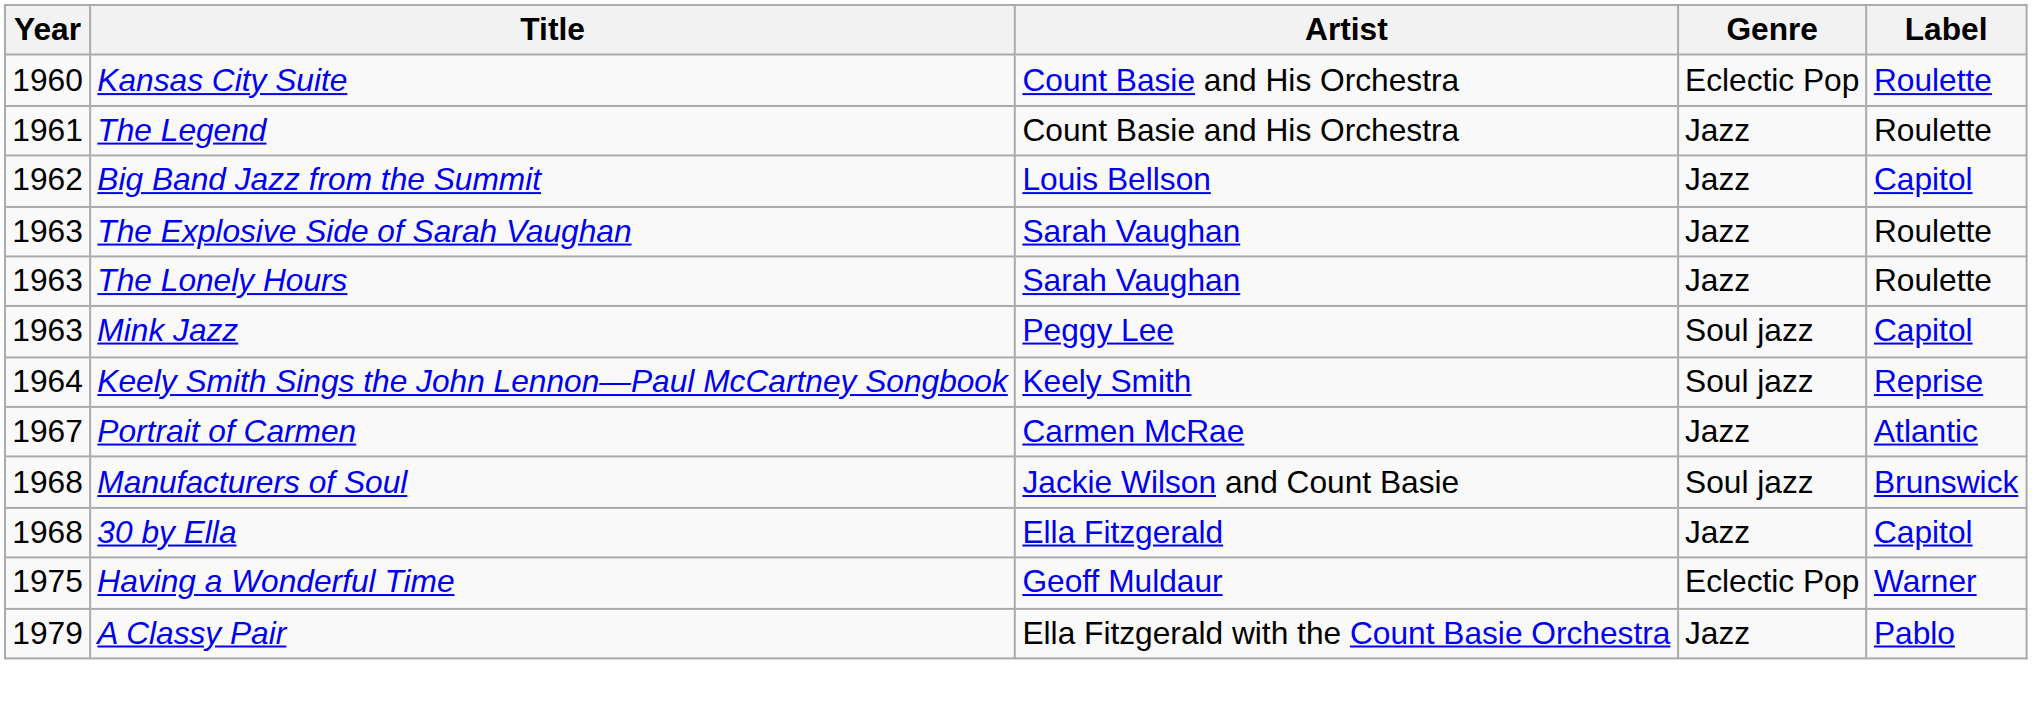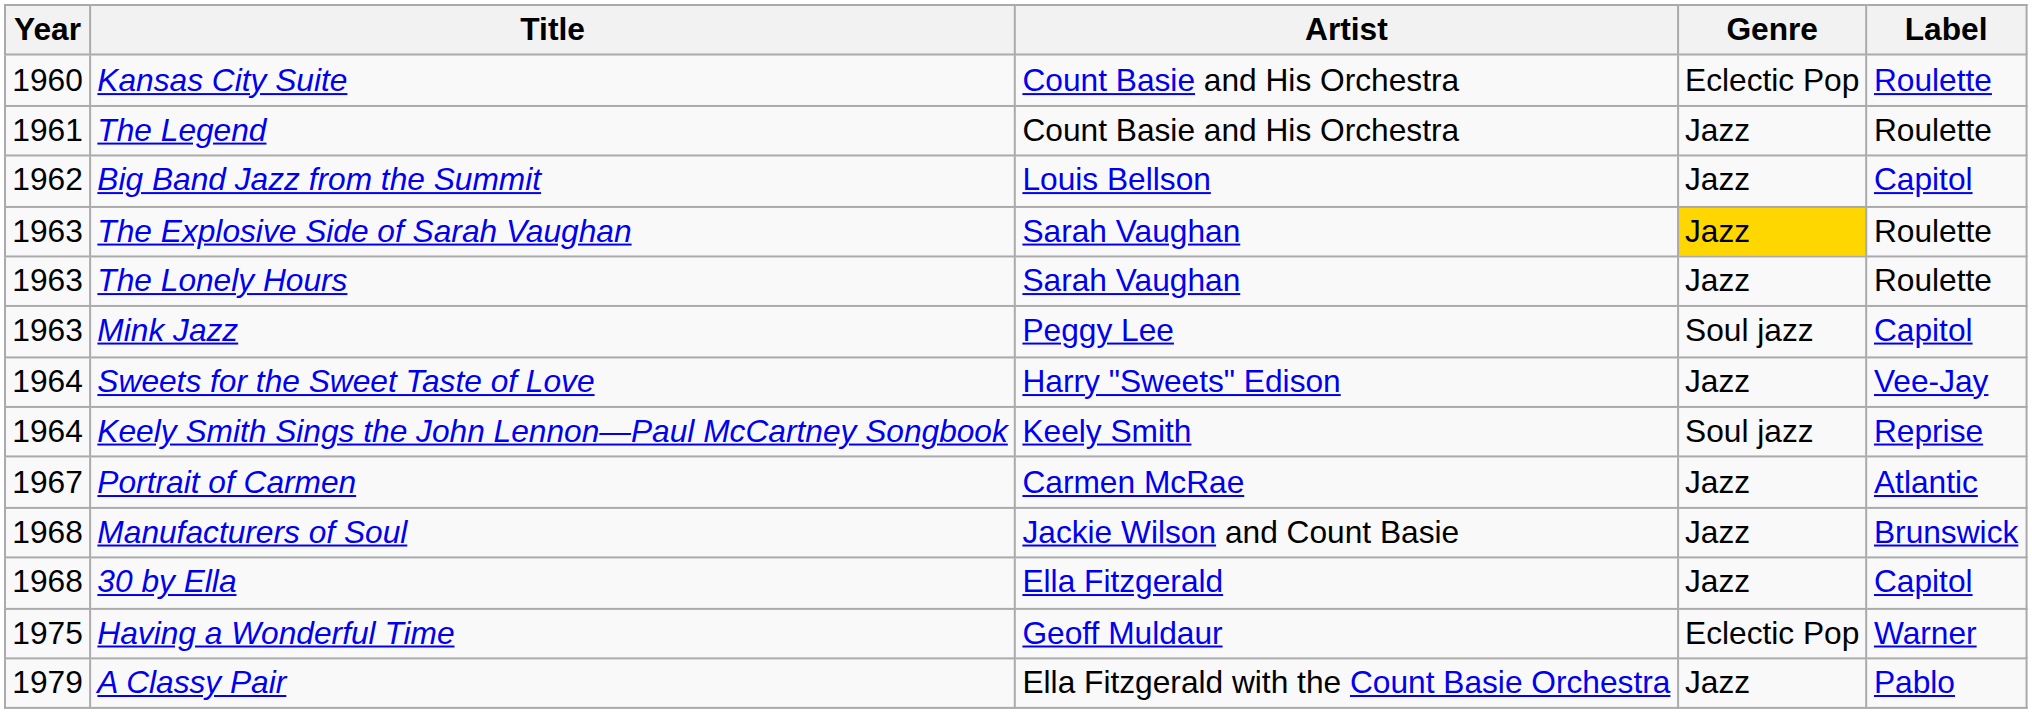(1718, 230) no background -> (1718, 230) gold background
+ row: (346, 381)
(1749, 481) Soul jazz -> (1718, 532) Jazz
